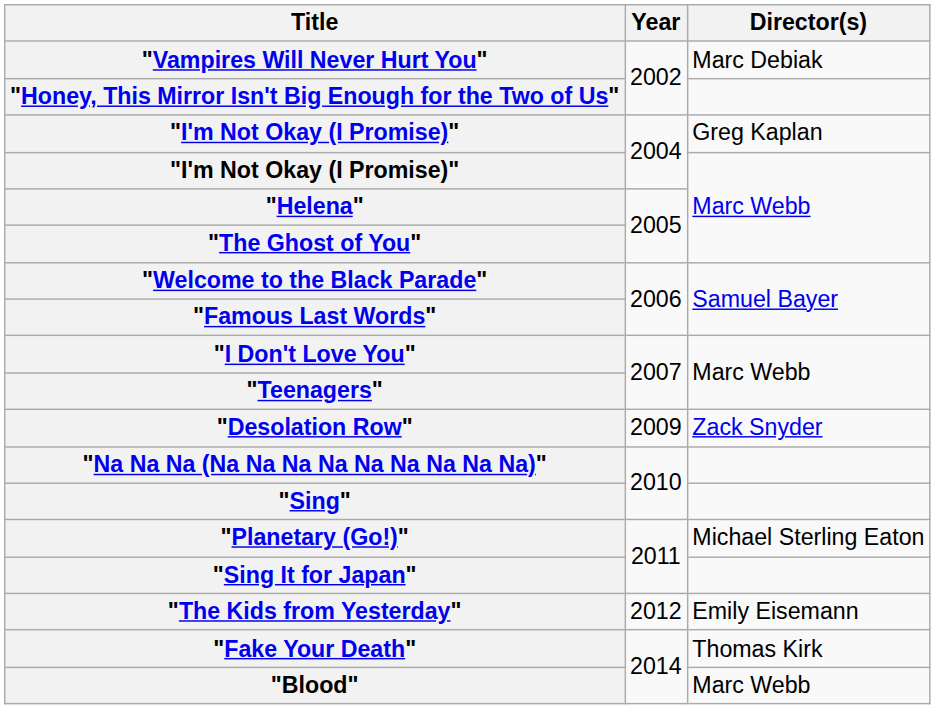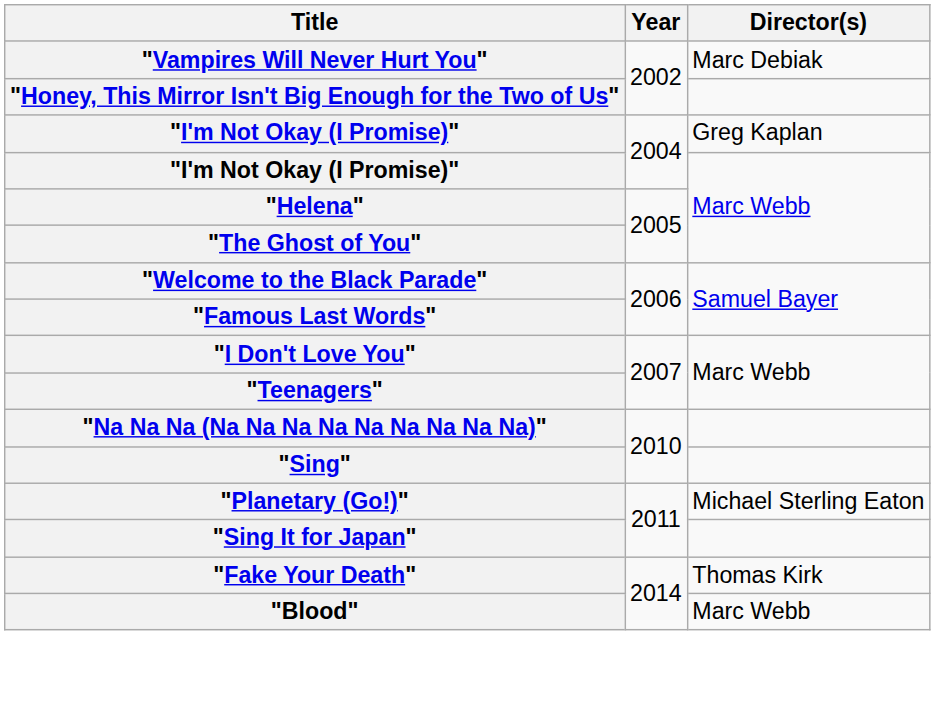- row: (315, 427)
- row: (315, 611)
